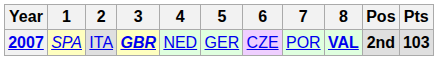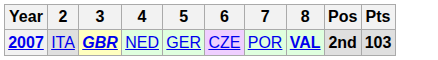- column: (67, 17)
